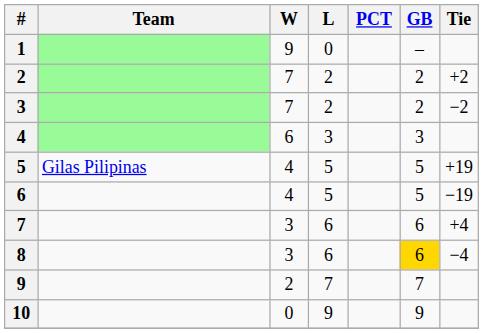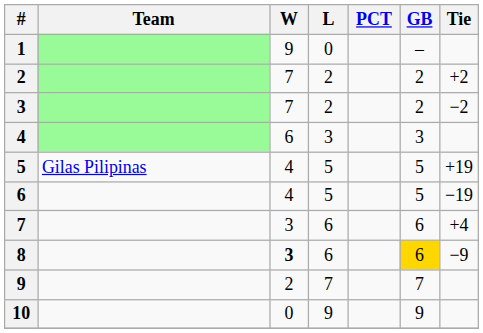(289, 255) normal -> (289, 255) bold
(459, 255) −4 -> (459, 255) −9
